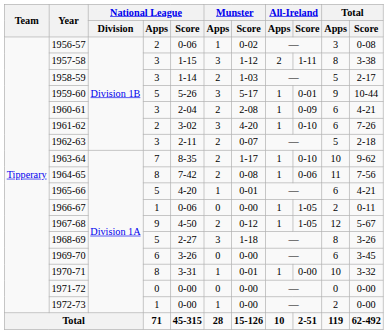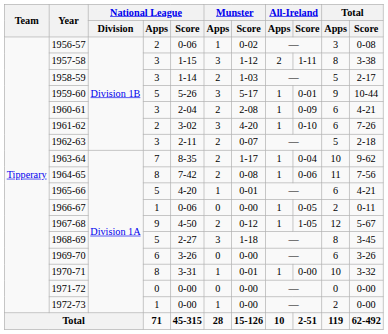(307, 158) 0-10 -> (307, 158) 0-04
(307, 207) 1-05 -> (307, 207) 0-05
(366, 239) 3-26 -> (366, 239) 3-45
(366, 256) 3-45 -> (366, 256) 3-26
